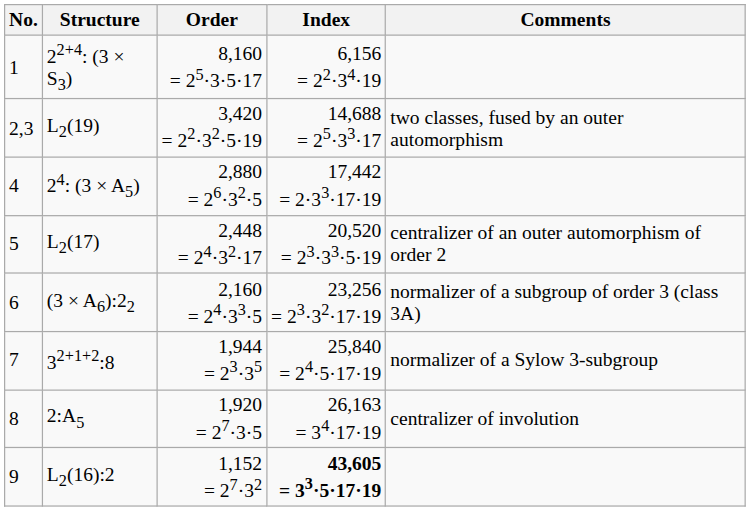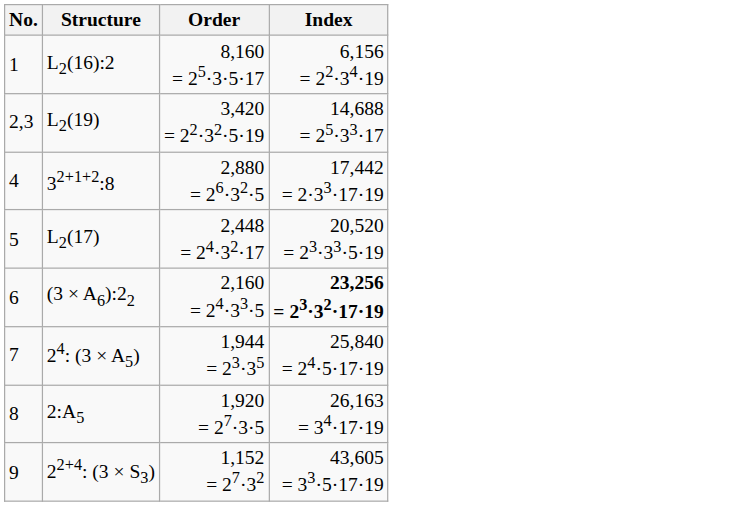- column: (565, 19)
(86, 67) 22+4: (3 × S3) -> (81, 64) L2(16):2
(93, 186) 24: (3 × A5) -> (81, 180) 32+1+2:8
(326, 302) normal -> (329, 297) bold
(81, 360) 32+1+2:8 -> (93, 355) 24: (3 × A5)
(81, 477) L2(16):2 -> (101, 471) 22+4: (3 × S3)
(330, 477) bold -> (333, 471) normal
